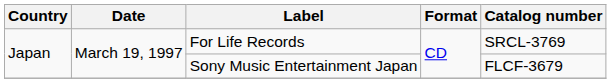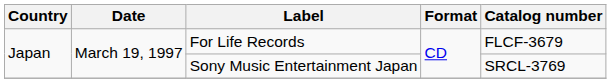(525, 41) SRCL-3769 -> (524, 41) FLCF-3679
(524, 66) FLCF-3679 -> (525, 66) SRCL-3769
